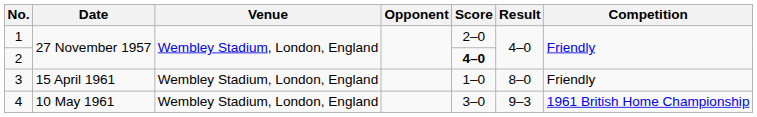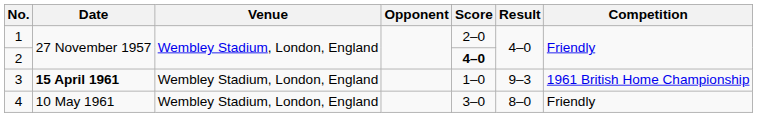(75, 79) normal -> (77, 79) bold
(520, 79) 8–0 -> (520, 79) 9–3
(571, 79) Friendly -> (648, 79) 1961 British Home Championship
(520, 101) 9–3 -> (520, 101) 8–0
(648, 101) 1961 British Home Championship -> (571, 101) Friendly
